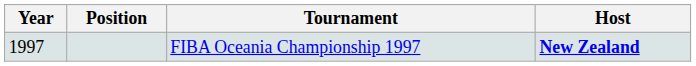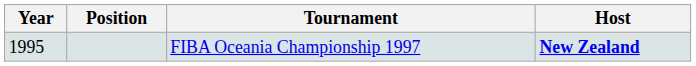(26, 46) 1997 -> (26, 46) 1995
